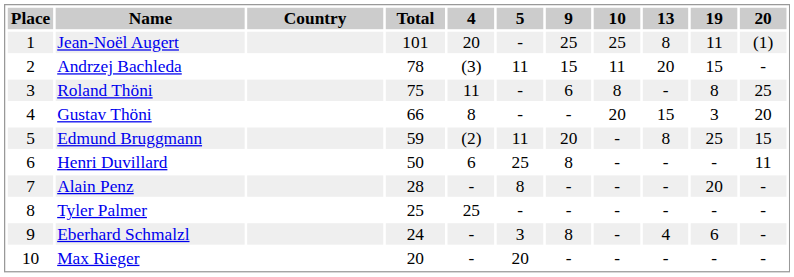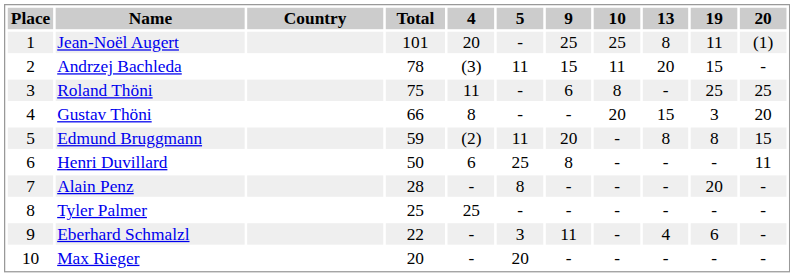(714, 90) 8 -> (714, 90) 25
(714, 138) 25 -> (714, 138) 8
(415, 234) 24 -> (415, 234) 22
(569, 234) 8 -> (569, 234) 11
